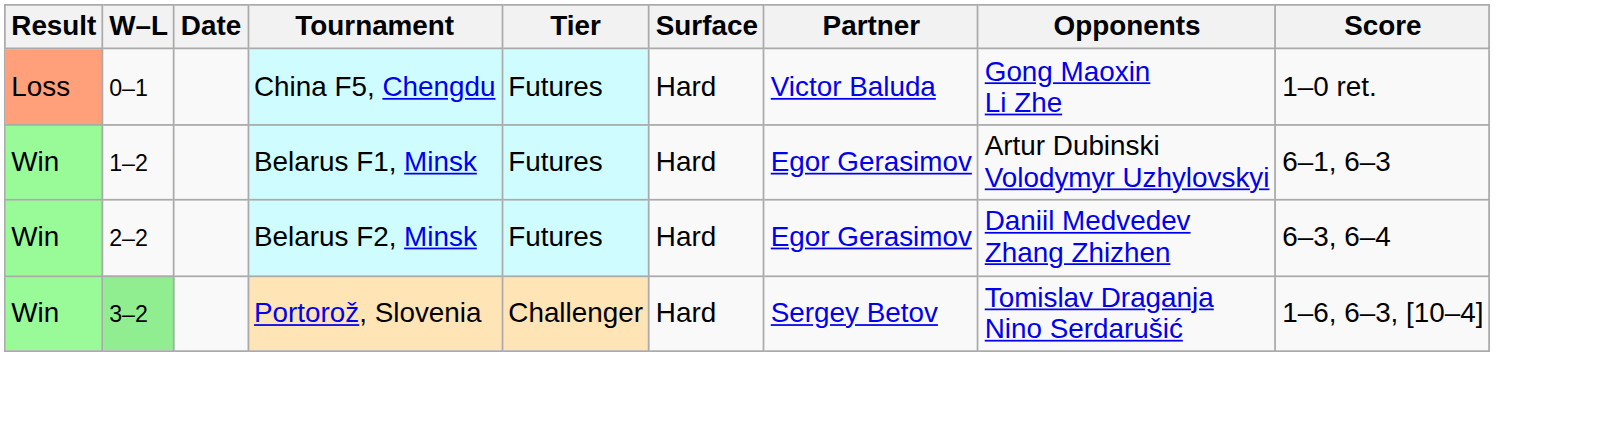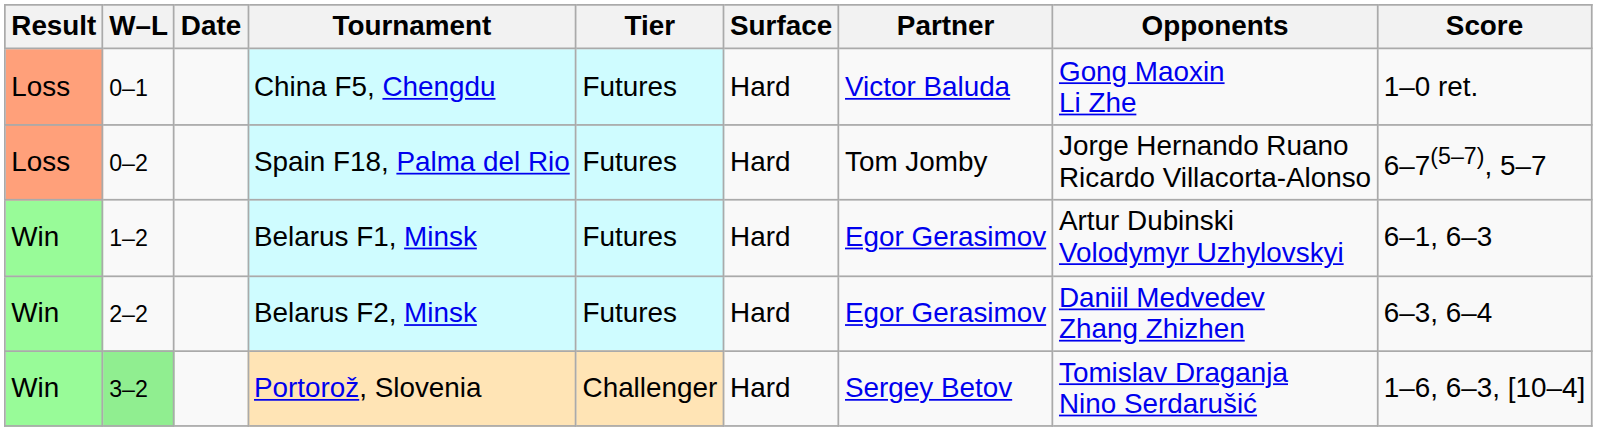+ row: (412, 161)
